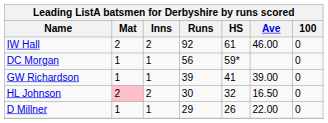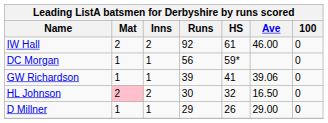(265, 77) 39.00 -> (265, 77) 39.06
(265, 110) 22.00 -> (265, 110) 29.00
